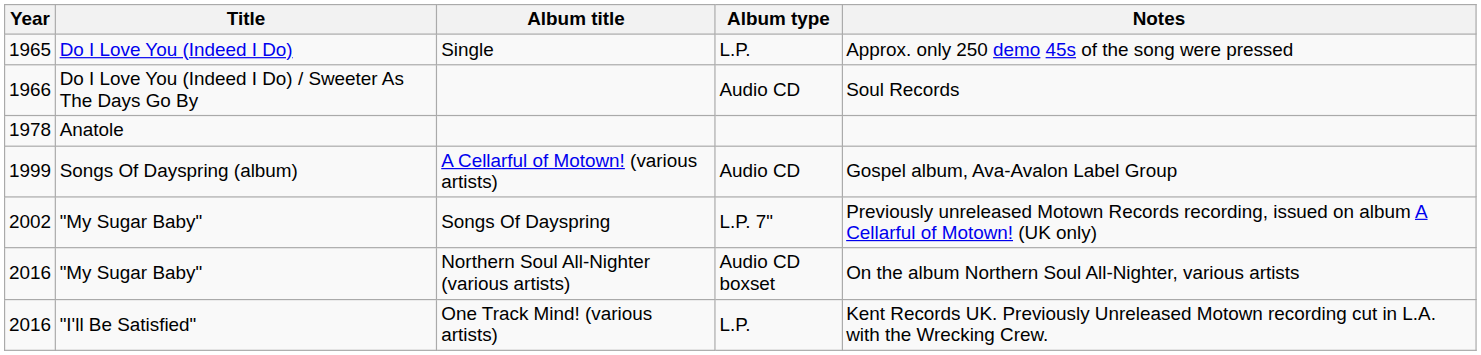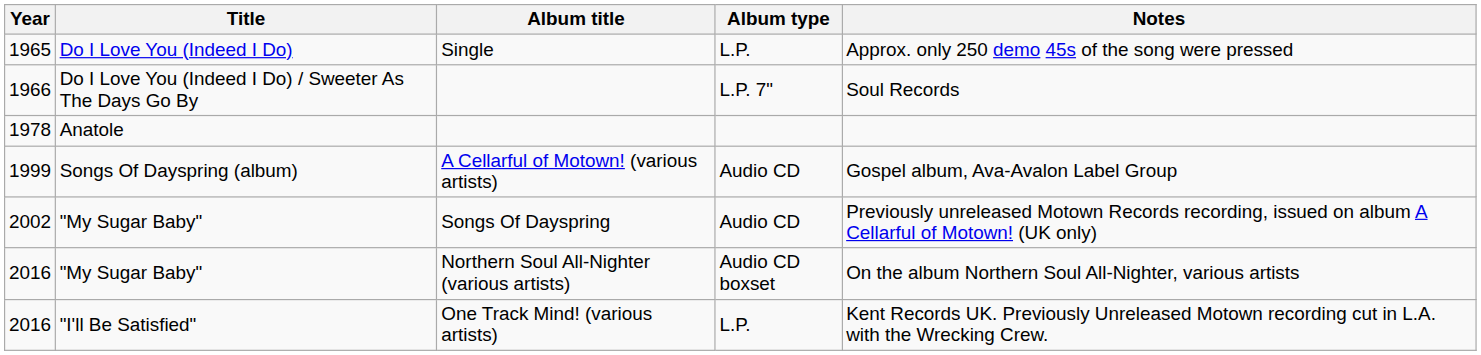(760, 89) Audio CD -> (746, 89) L.P. 7"
(746, 222) L.P. 7" -> (760, 222) Audio CD
